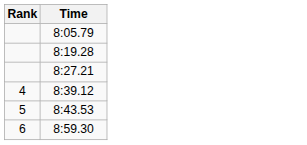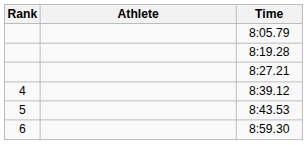+ column: (138, 14)
